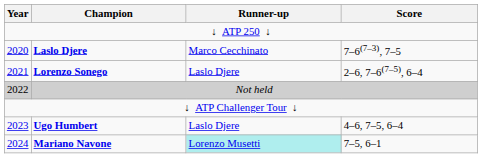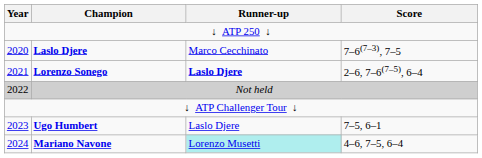(214, 71) normal -> (215, 71) bold
(373, 126) 4–6, 7–5, 6–4 -> (363, 126) 7–5, 6–1
(363, 144) 7–5, 6–1 -> (373, 144) 4–6, 7–5, 6–4
